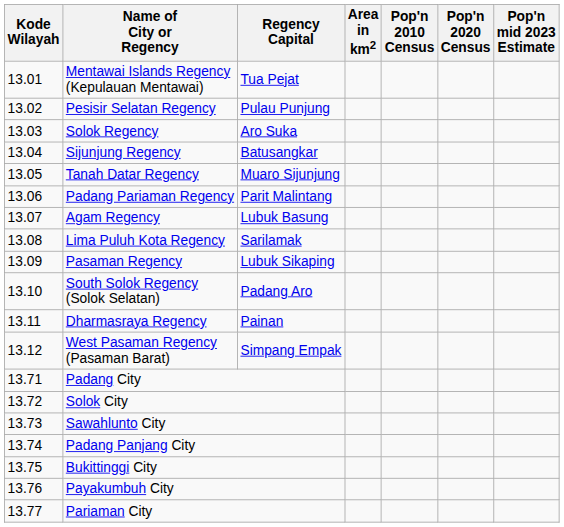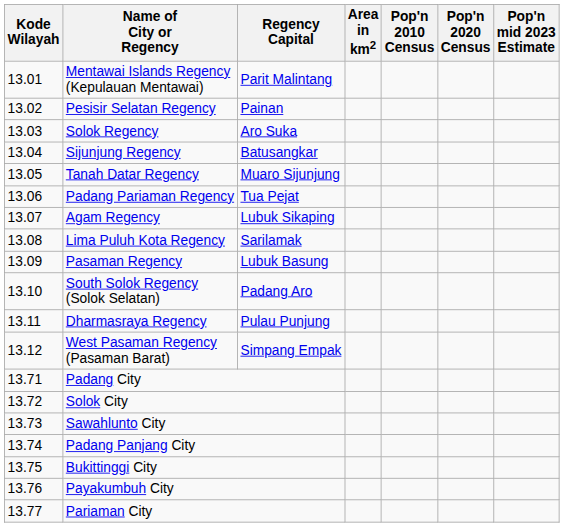(270, 79) Tua Pejat -> (286, 79) Parit Malintang
(285, 109) Pulau Punjung -> (262, 109) Painan
(286, 196) Parit Malintang -> (270, 196) Tua Pejat
(284, 218) Lubuk Basung -> (288, 218) Lubuk Sikaping
(288, 261) Lubuk Sikaping -> (284, 261) Lubuk Basung
(262, 321) Painan -> (285, 321) Pulau Punjung
